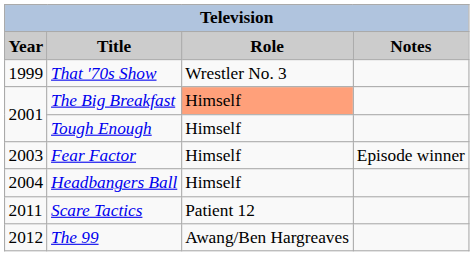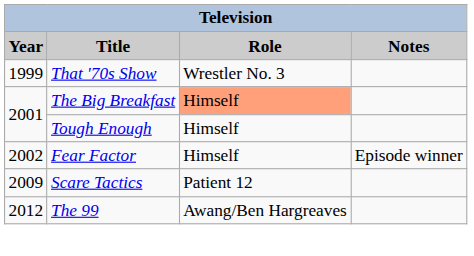(26, 155) 2003 -> (26, 155) 2002
- row: (114, 182)
(25, 210) 2011 -> (26, 182) 2009
